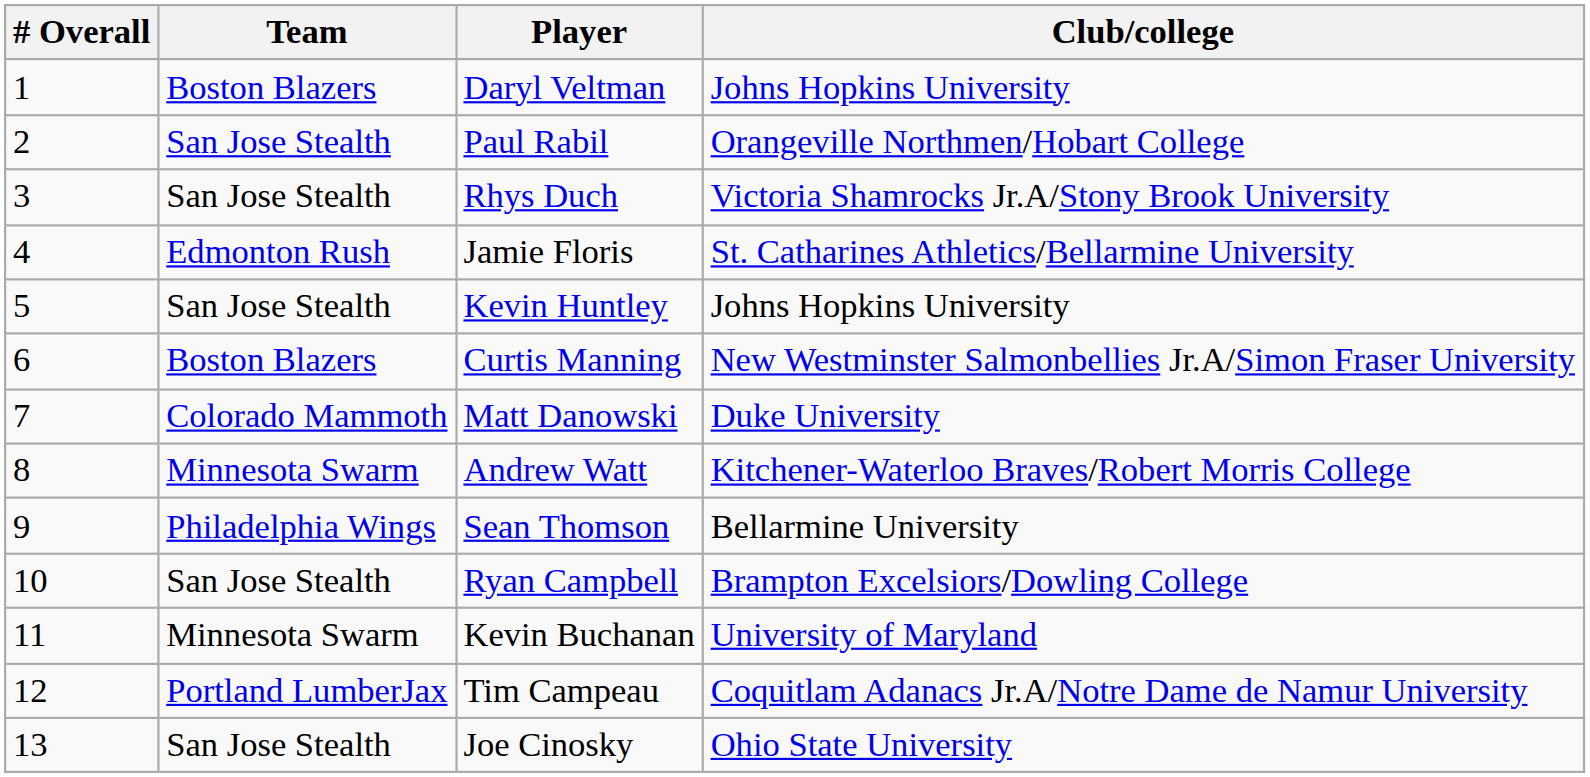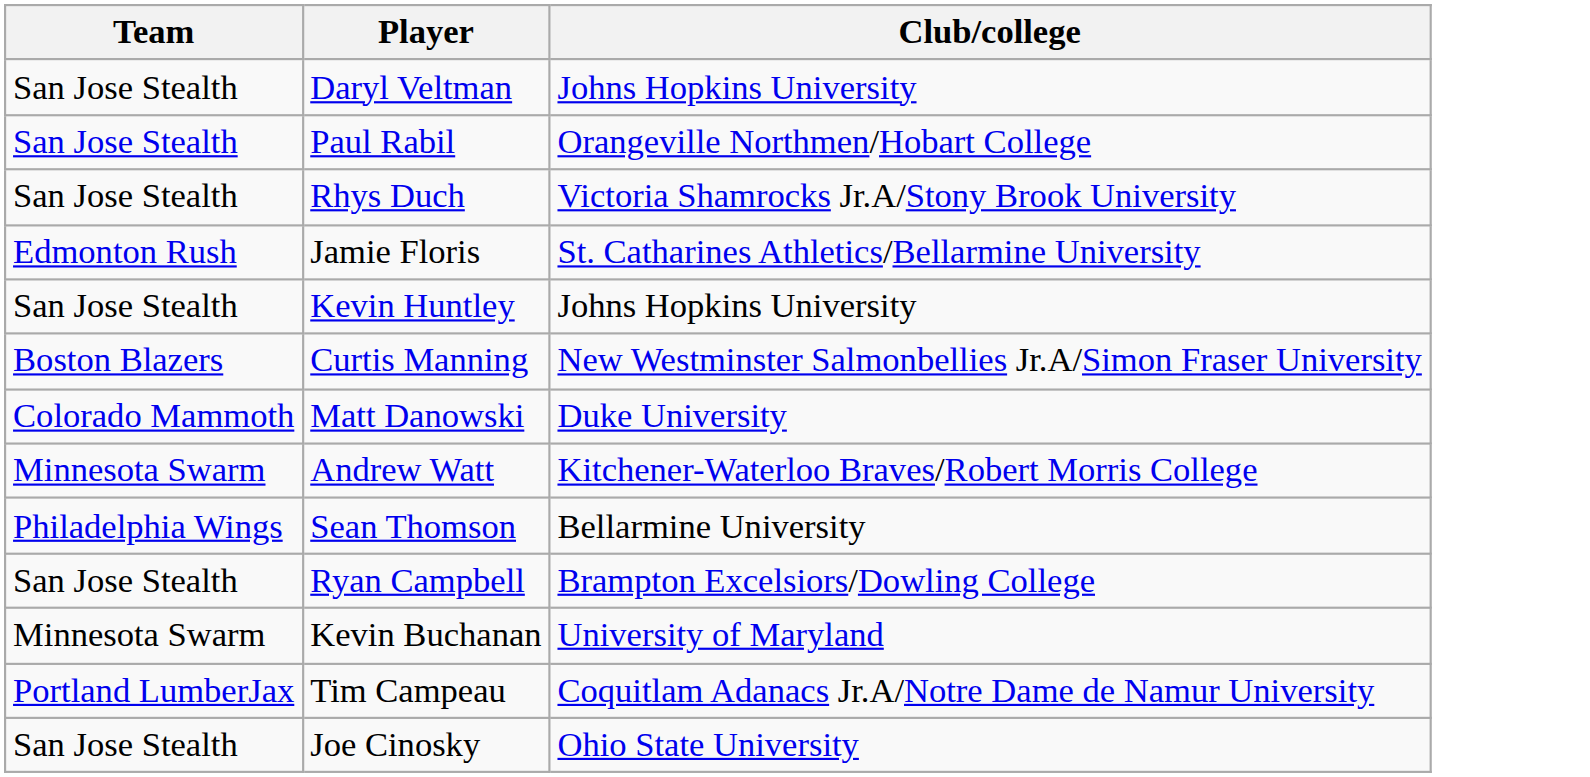- column: (82, 31)
(271, 86) Boston Blazers -> (125, 86) San Jose Stealth
